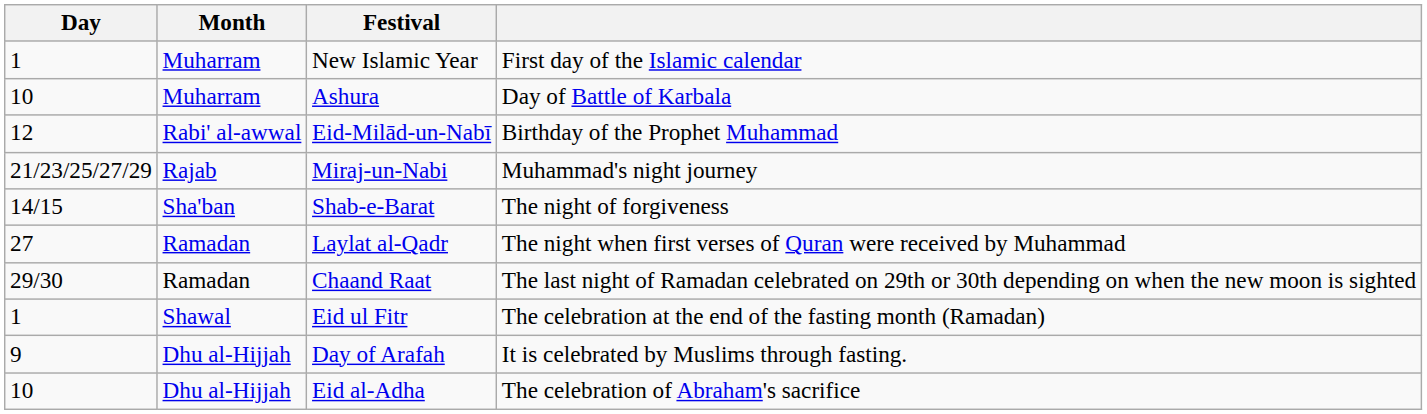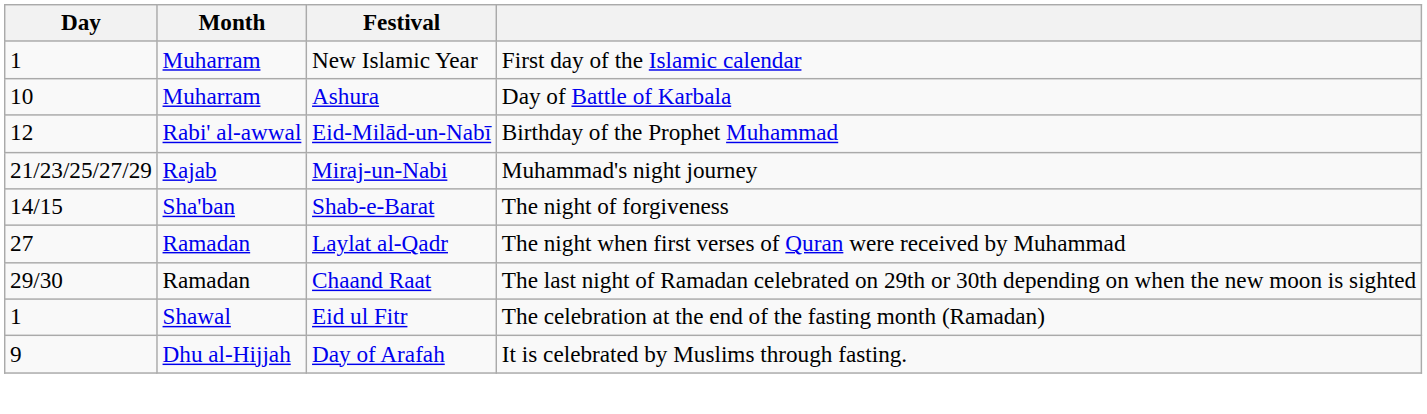- row: (368, 390)
